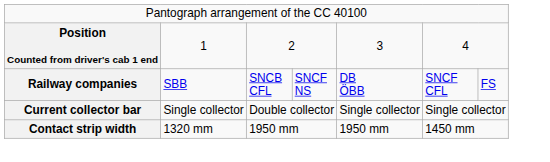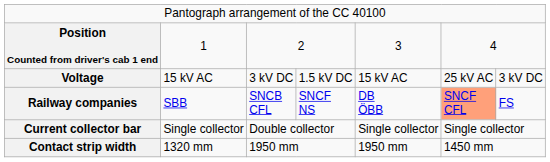+ row: (83, 78)
(441, 84) no background -> (460, 103) lightsalmon background
